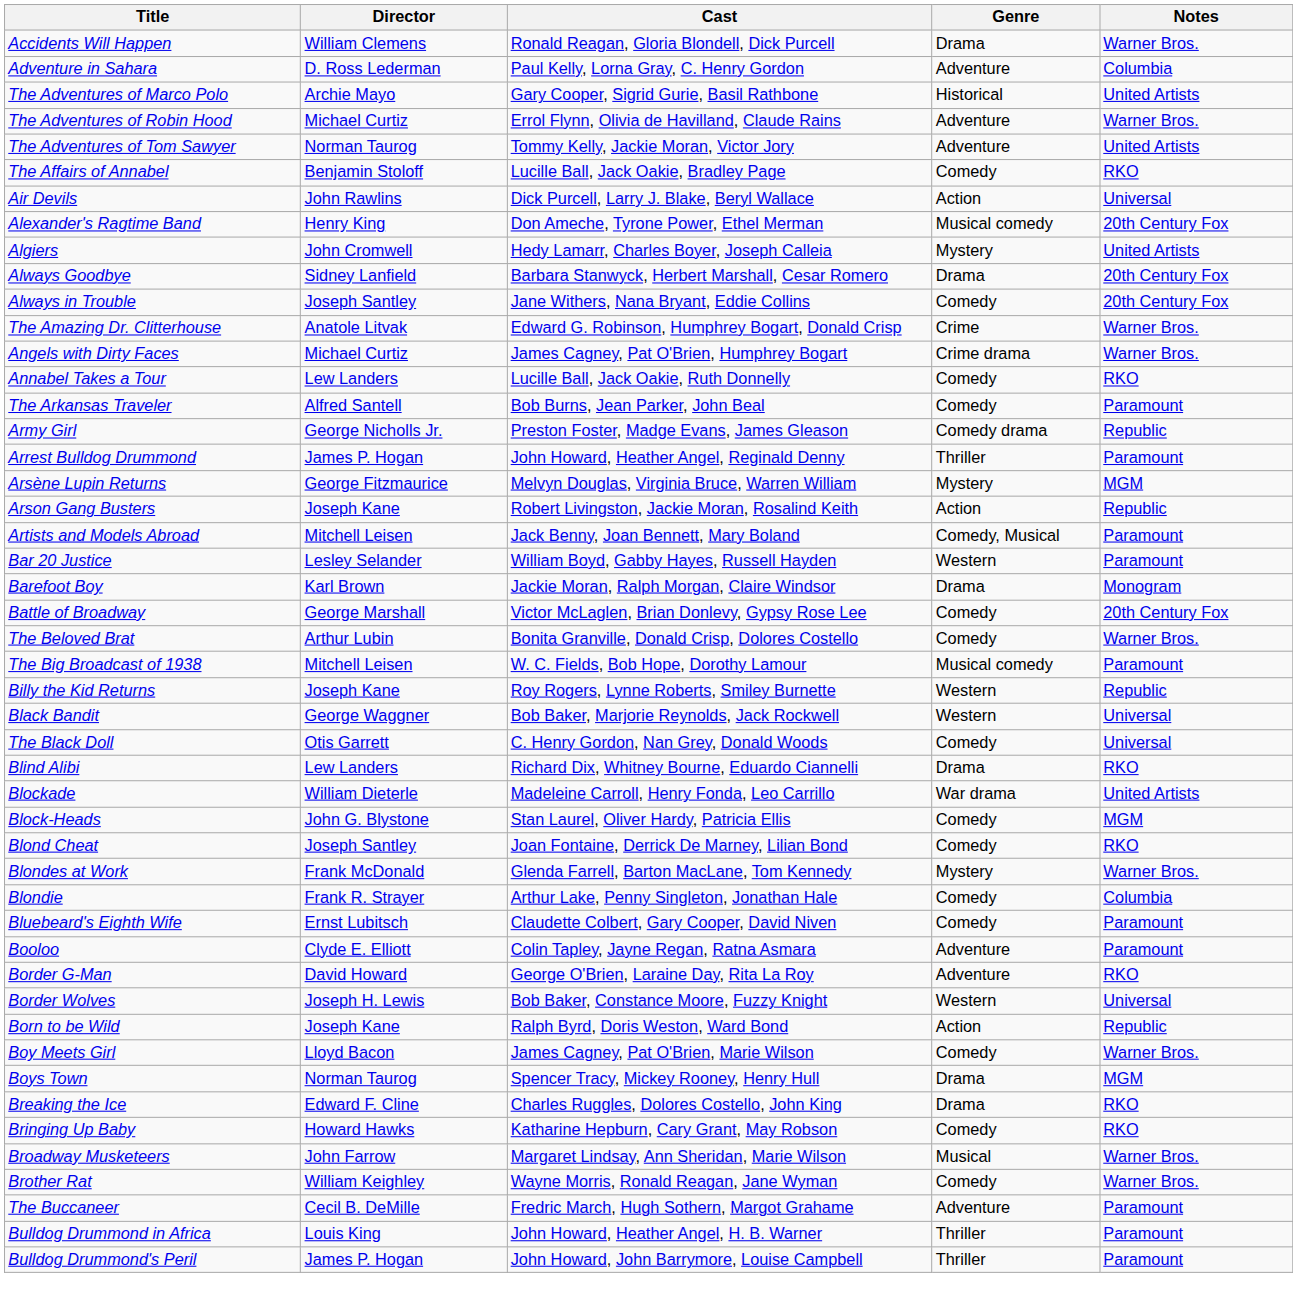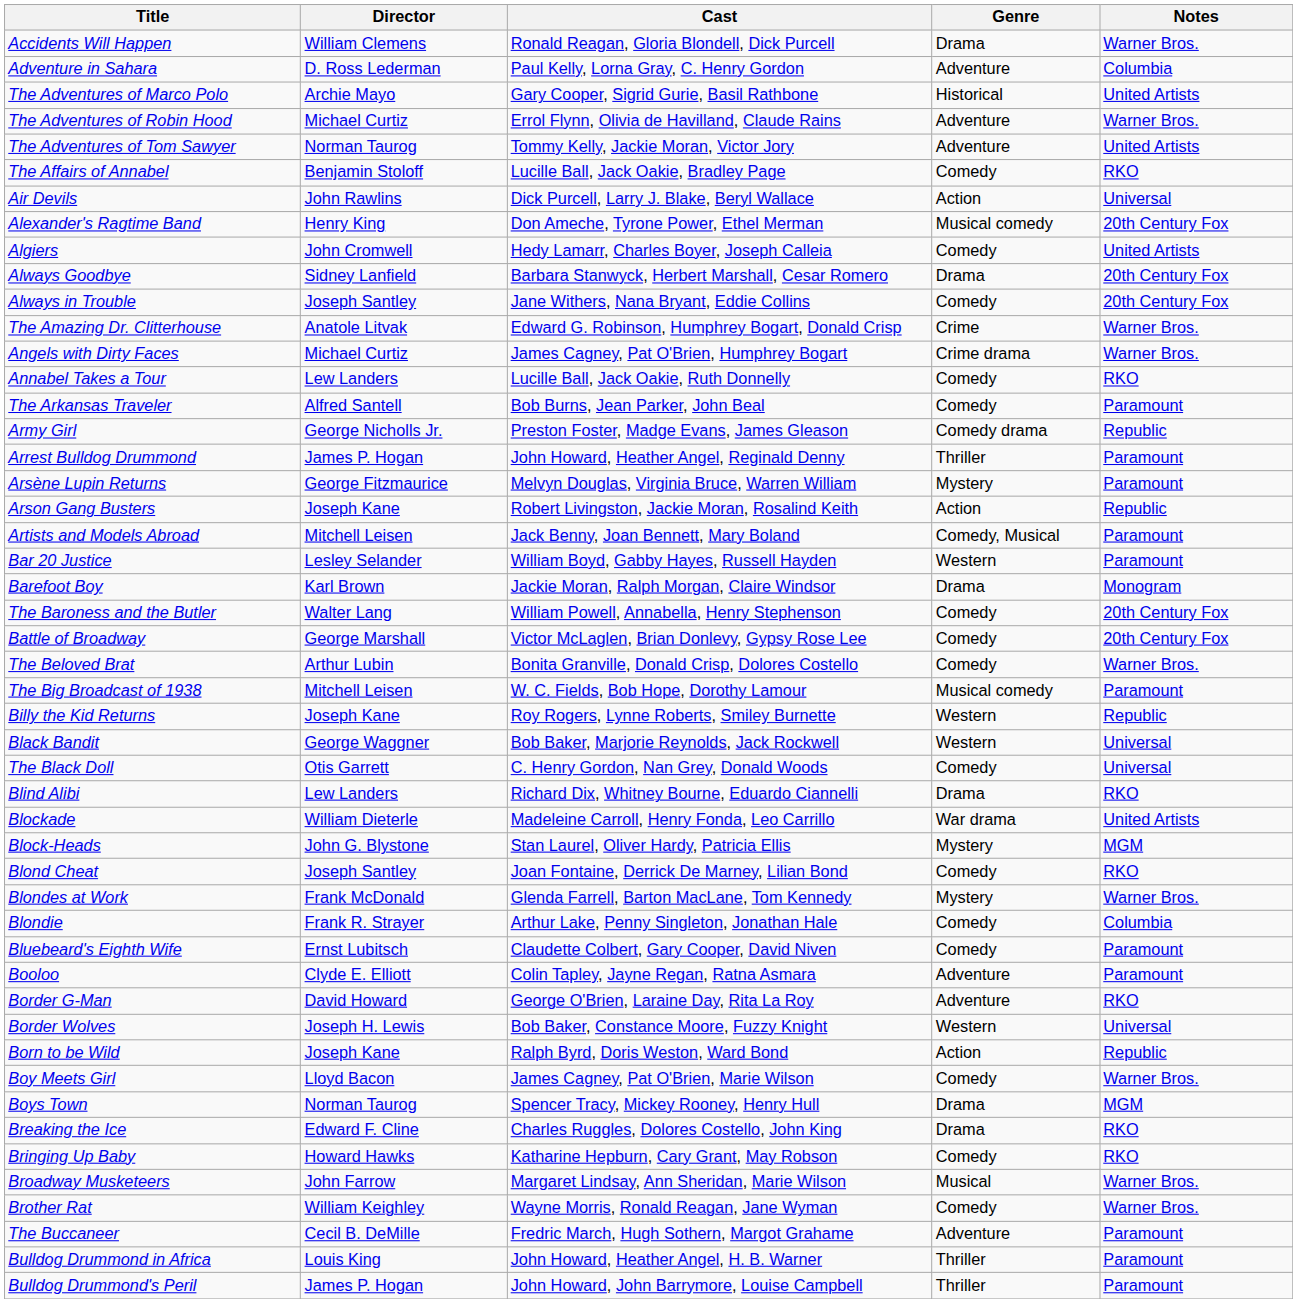(964, 250) Mystery -> (966, 250) Comedy
(1123, 483) MGM -> (1143, 483) Paramount
+ row: (112, 612)
(966, 819) Comedy -> (964, 845) Mystery
